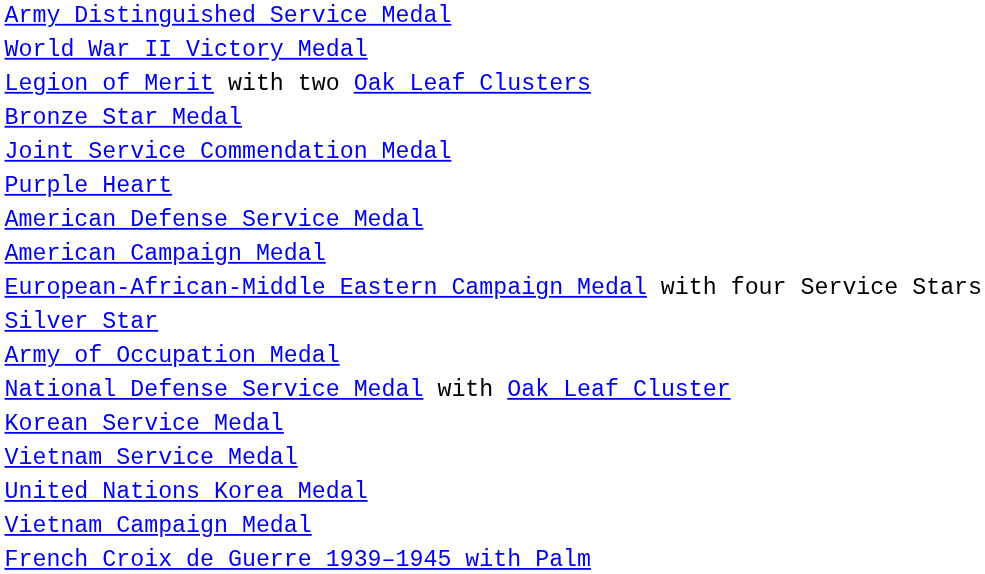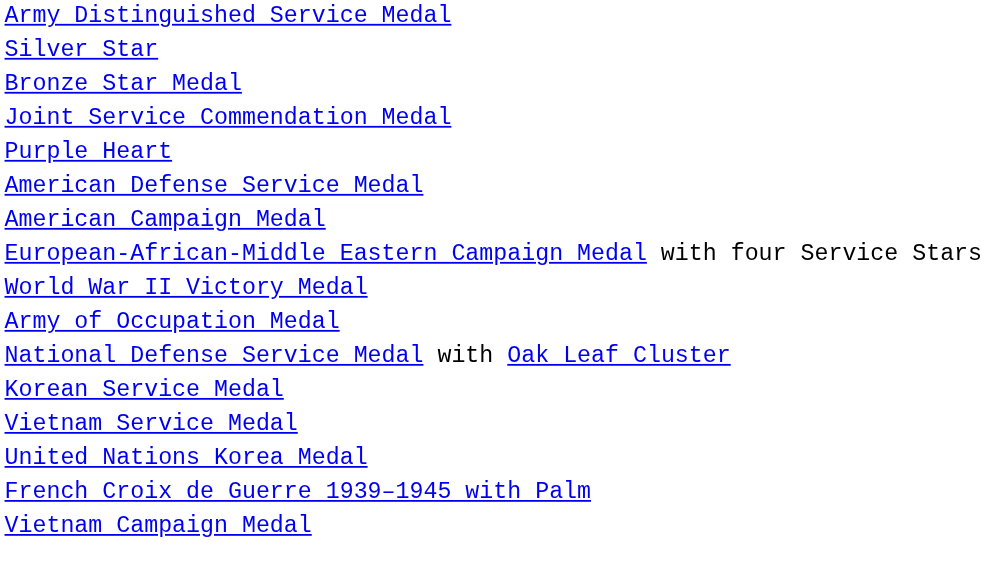rows swapped: (81, 322) <-> (186, 50)
- row: (298, 84)
rows swapped: (298, 560) <-> (158, 526)
